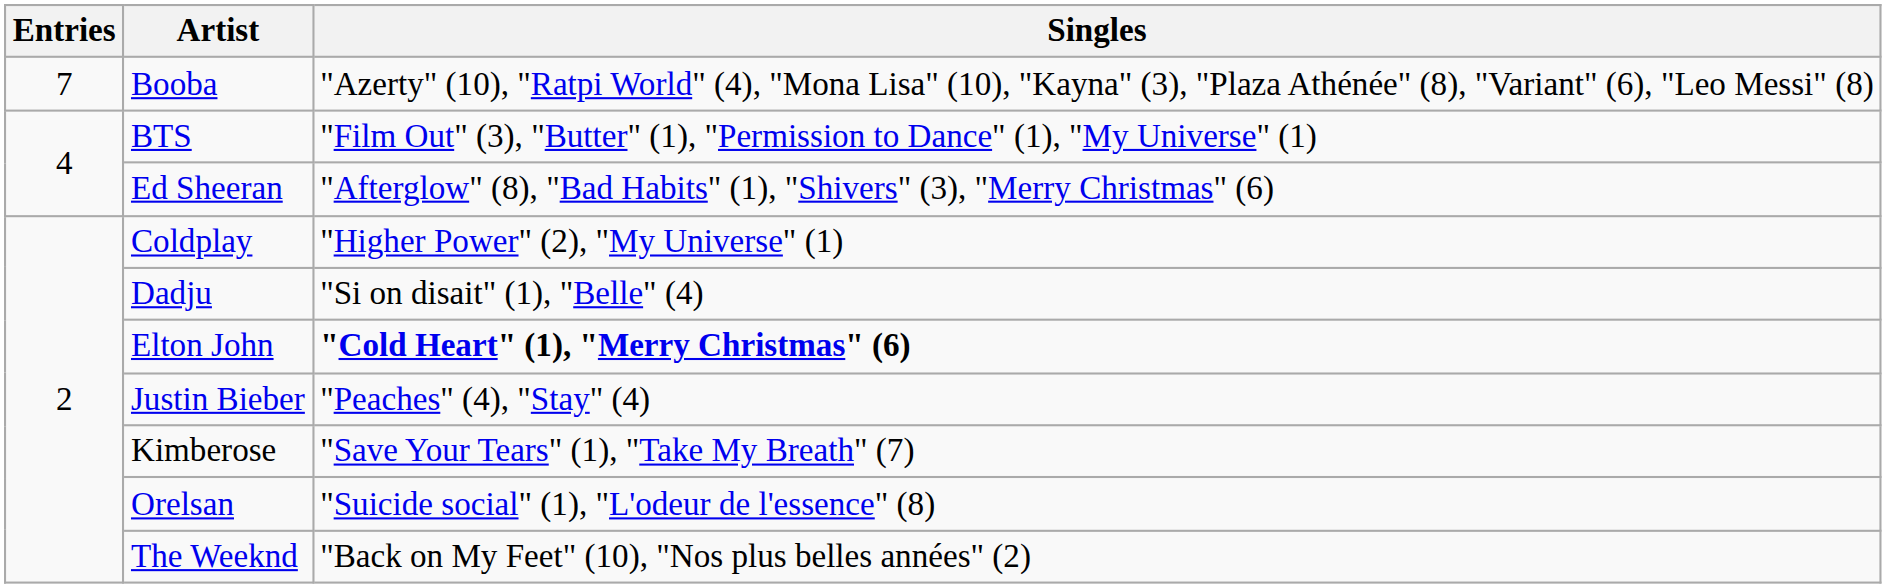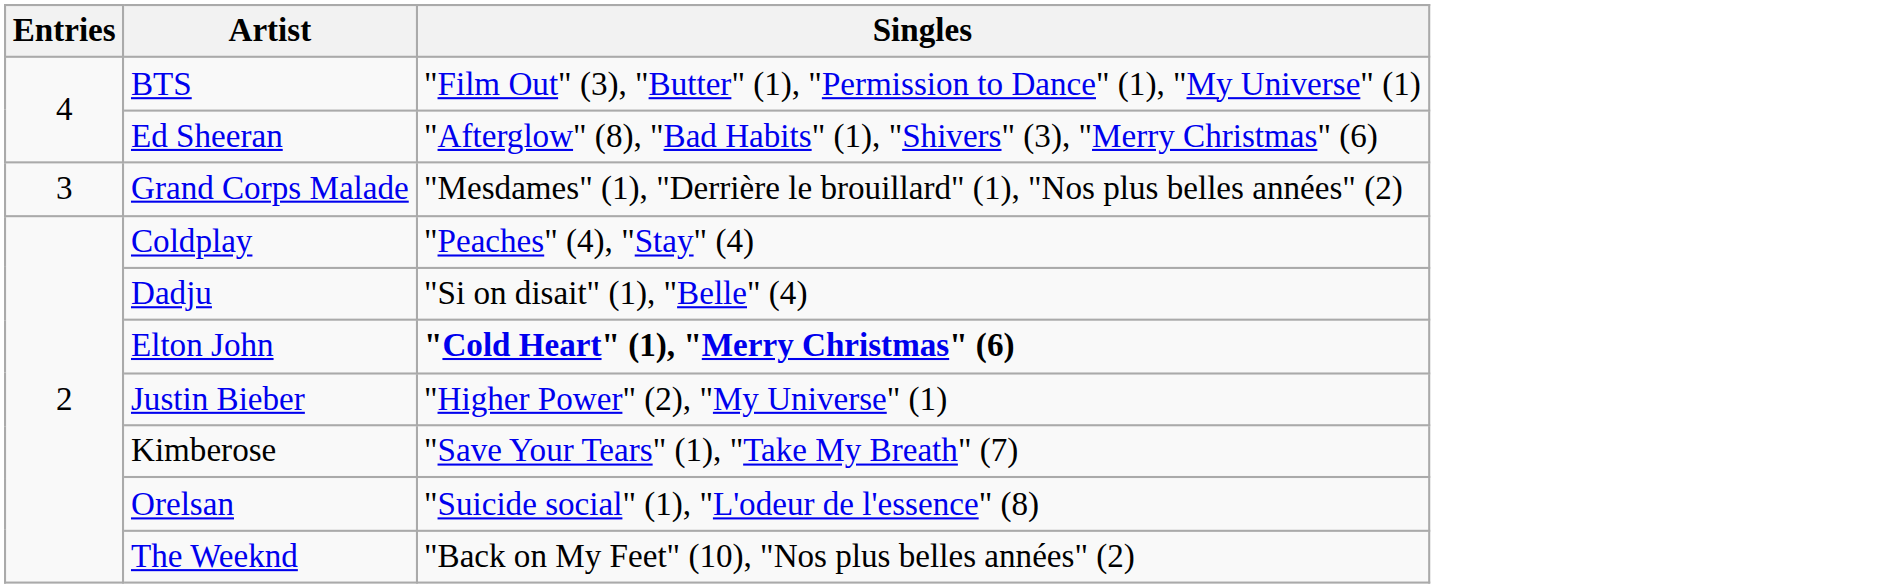- row: (174, 83)
+ row: (270, 188)
(582, 240) "Higher Power" (2), "My Universe" (1) -> (589, 240) "Peaches" (4), "Stay" (4)
(485, 398) "Peaches" (4), "Stay" (4) -> (686, 398) "Higher Power" (2), "My Universe" (1)
